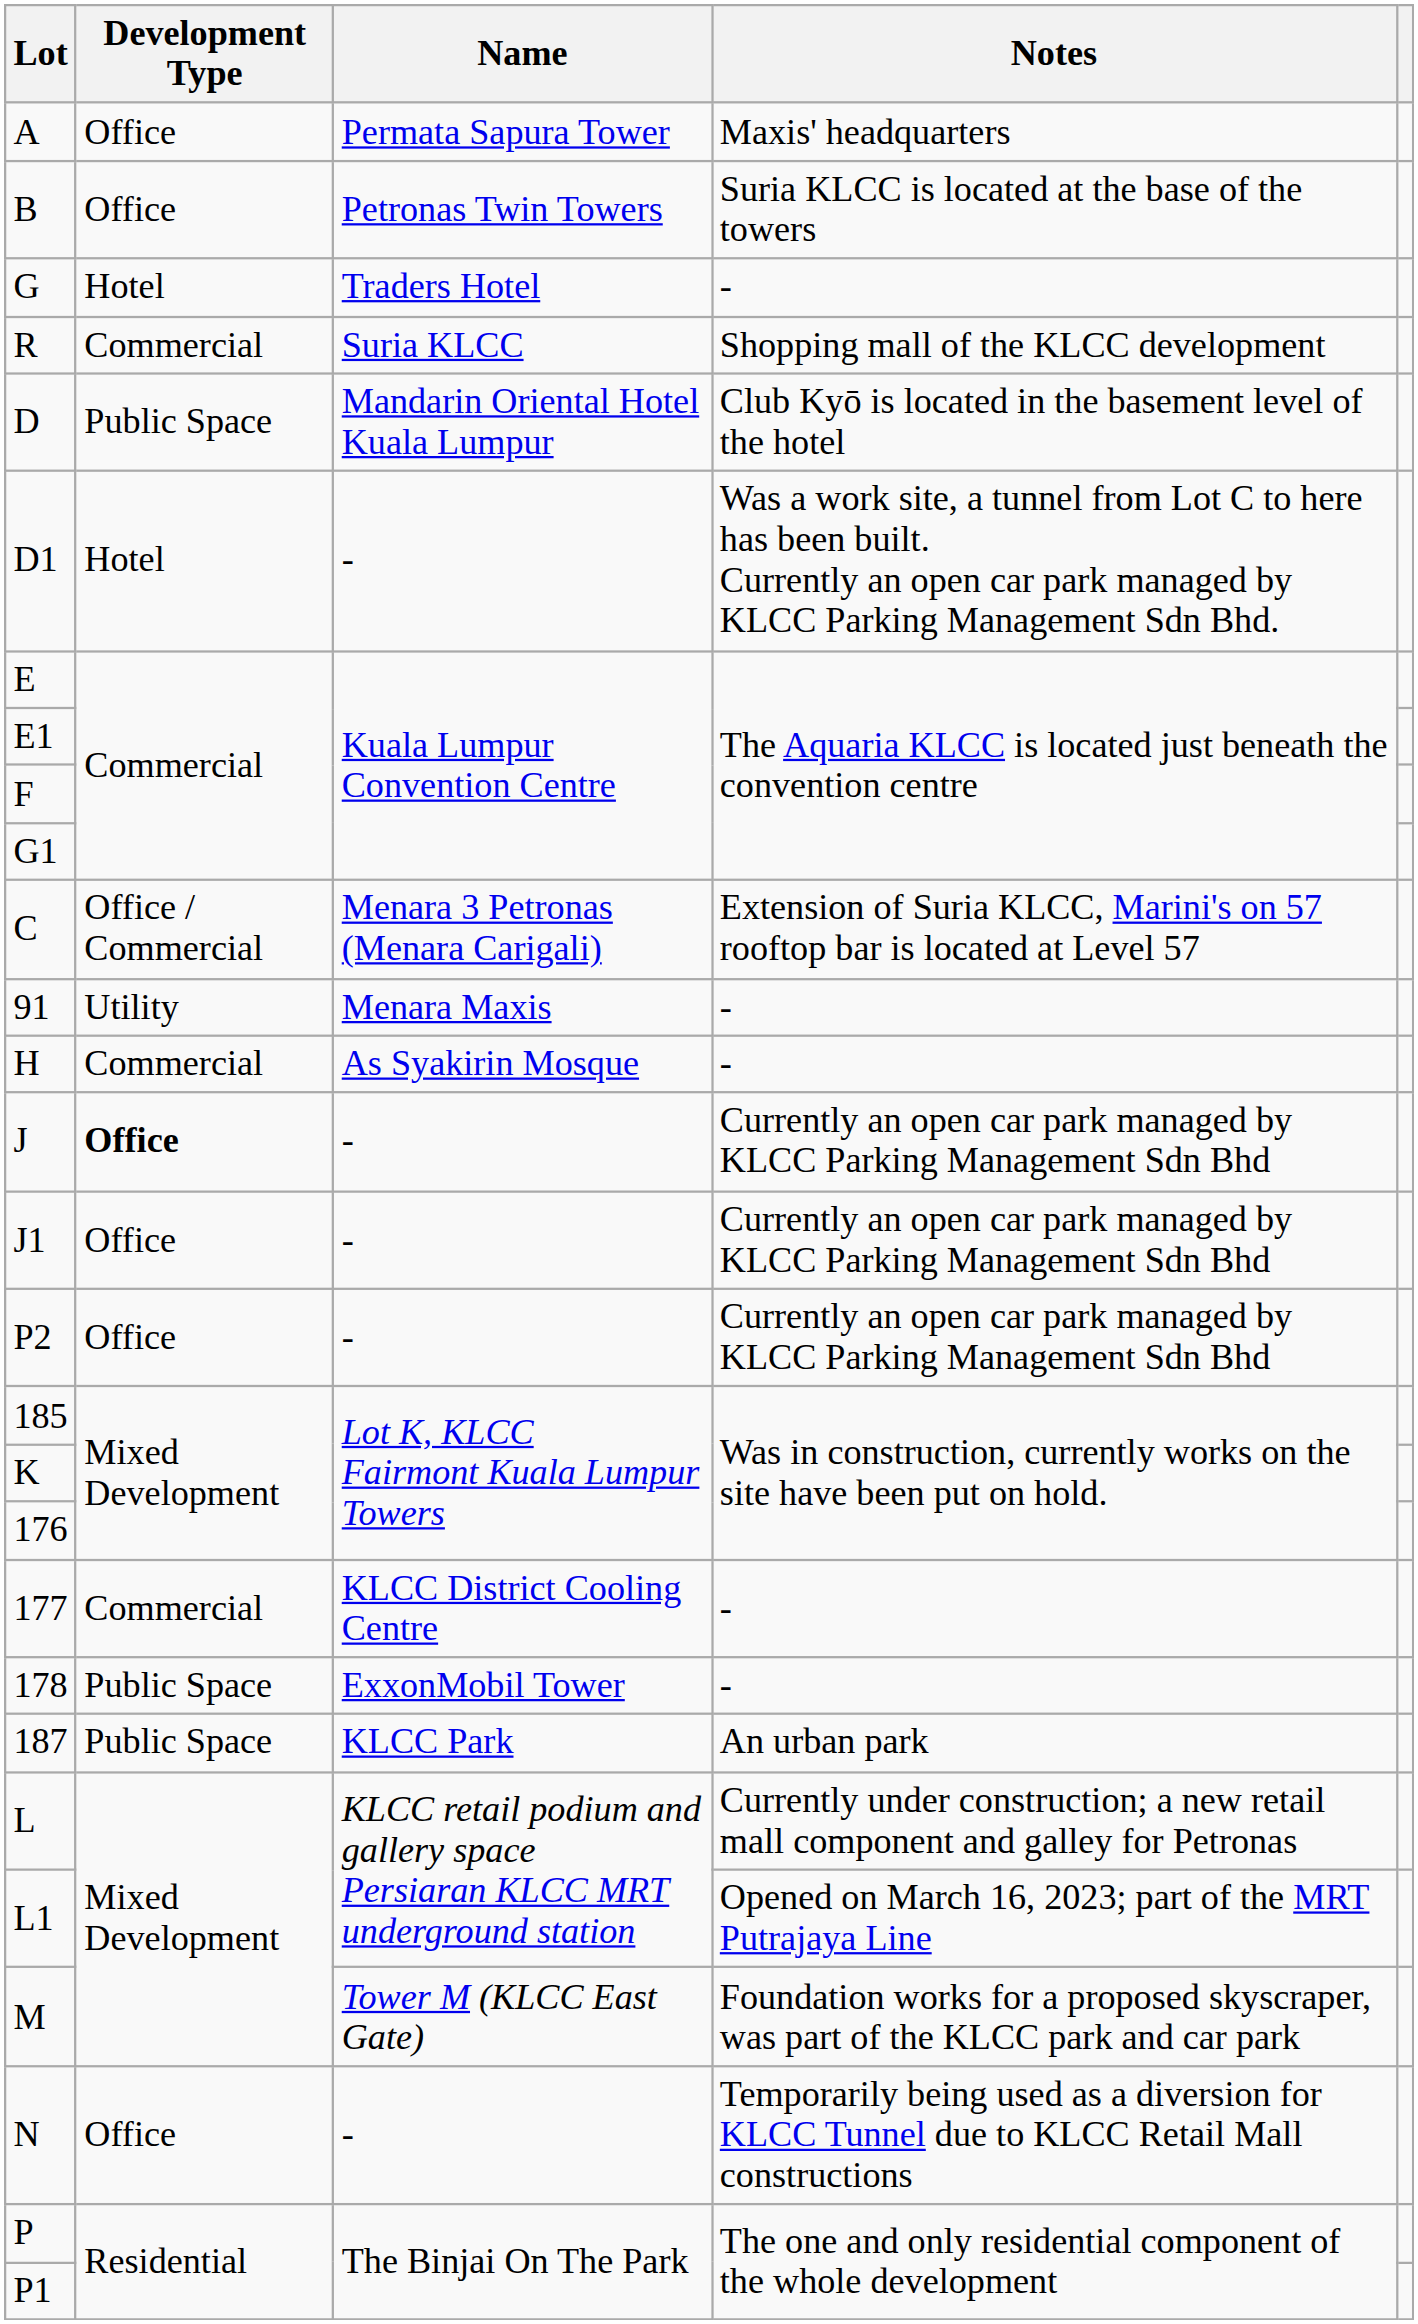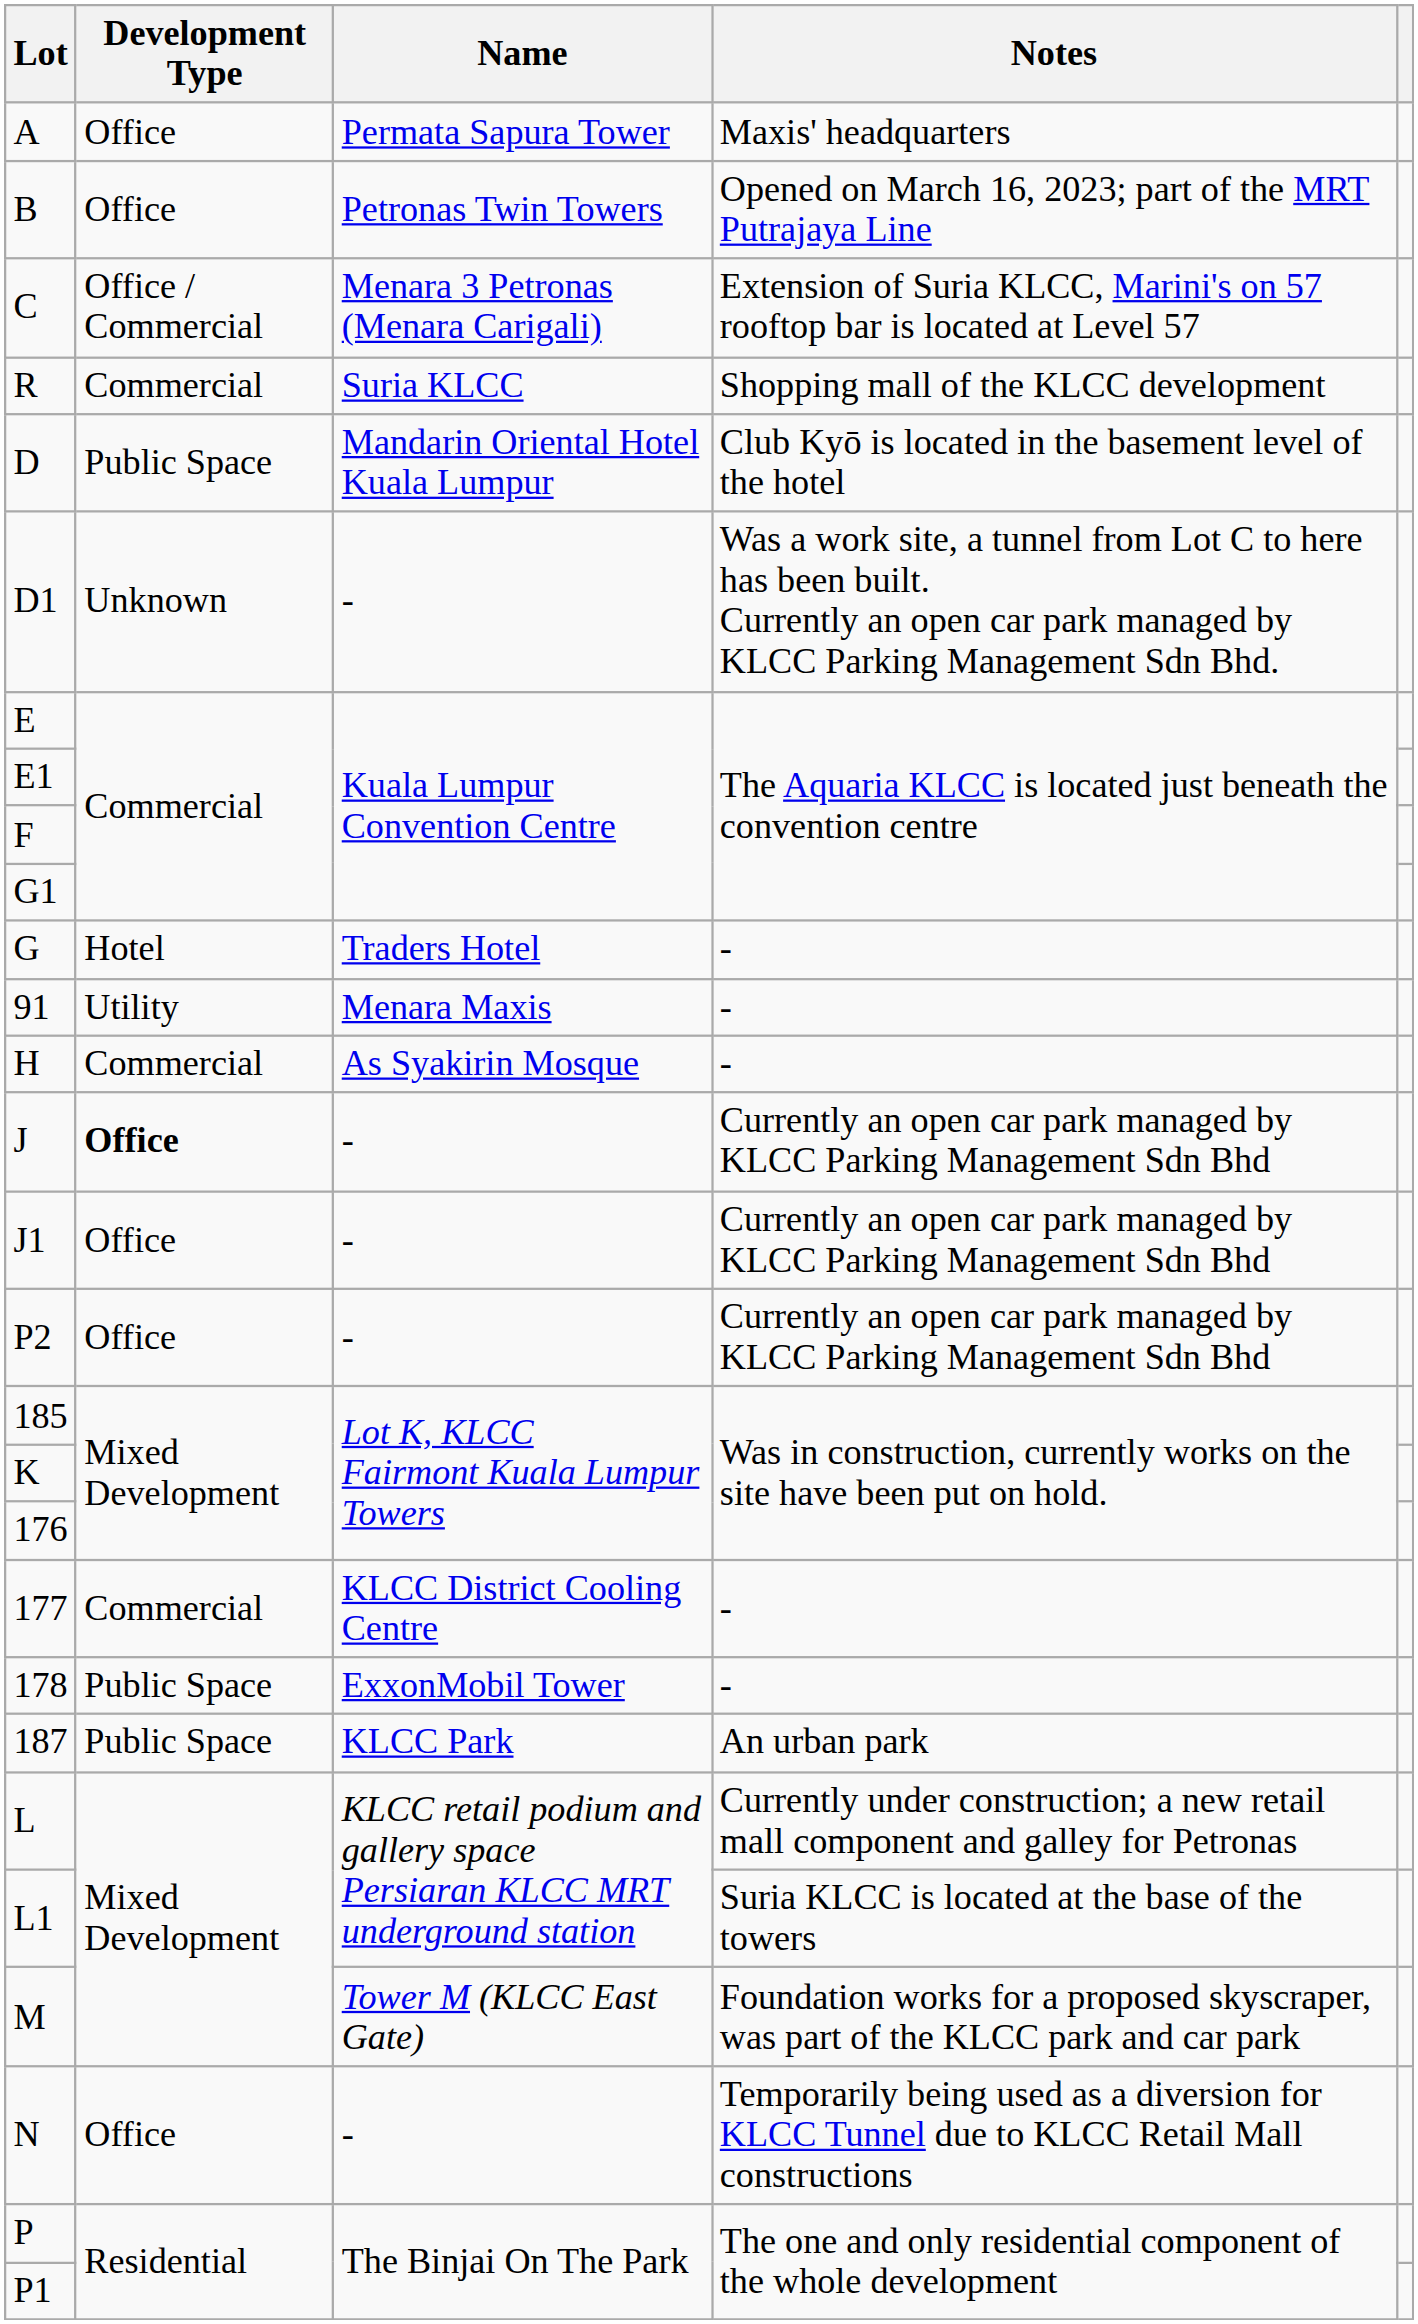(1011, 208) Suria KLCC is located at the base of the towers -> (1045, 208) Opened on March 16, 2023; part of the MRT Putrajaya Line
rows swapped: (26, 928) <-> (27, 286)
(125, 560) Hotel -> (156, 600) Unknown
(1045, 1918) Opened on March 16, 2023; part of the MRT Putrajaya Line -> (1011, 1918) Suria KLCC is located at the base of the towers
